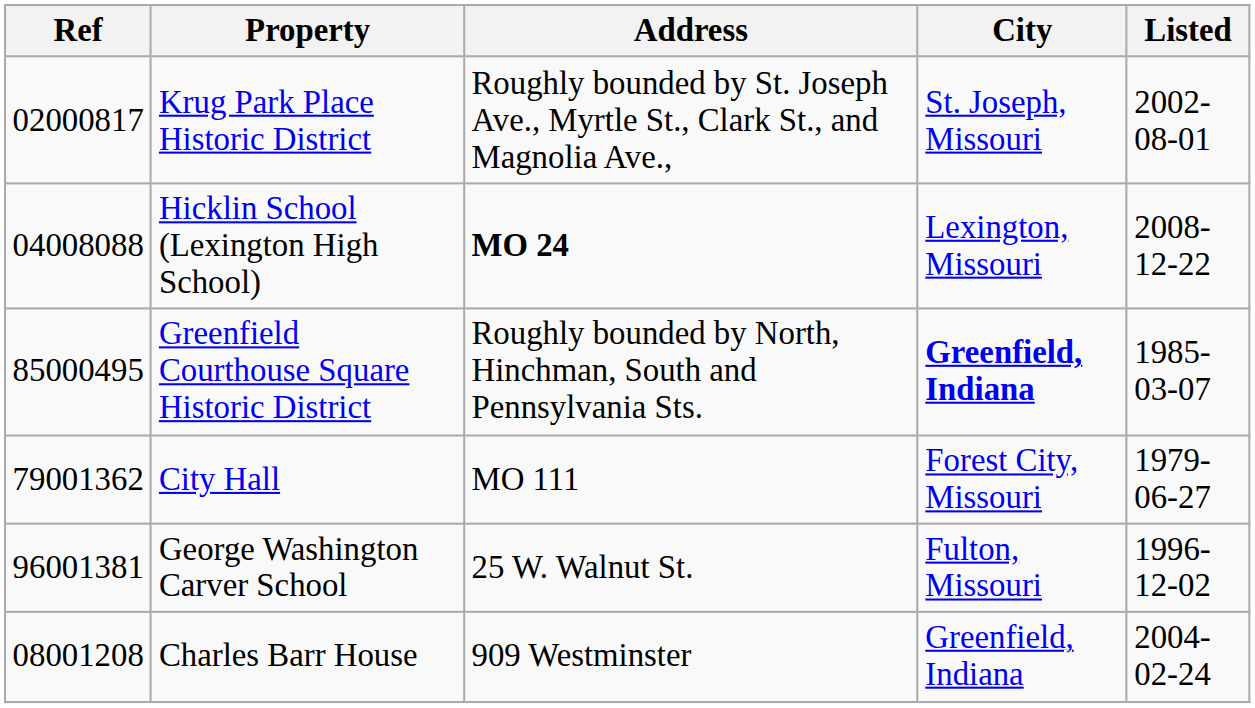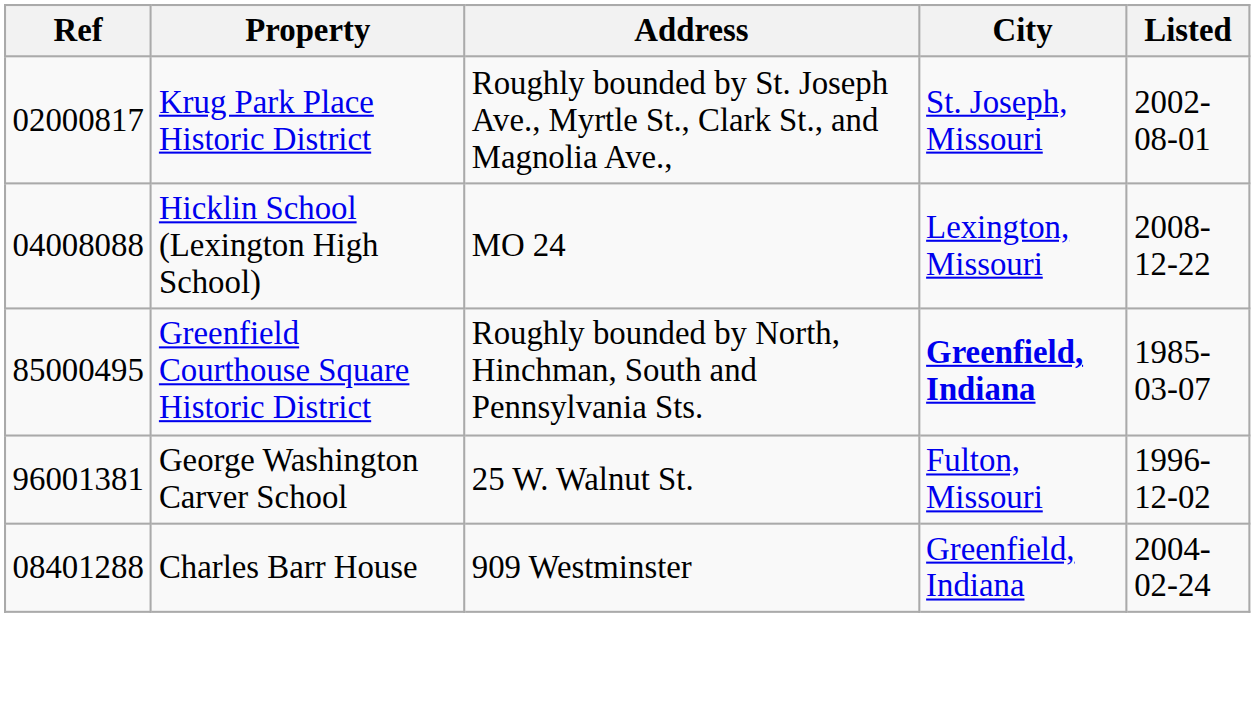(520, 245) bold -> (519, 245) normal
- row: (219, 478)
(78, 656) 08001208 -> (78, 567) 08401288
